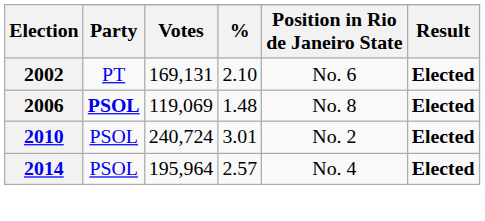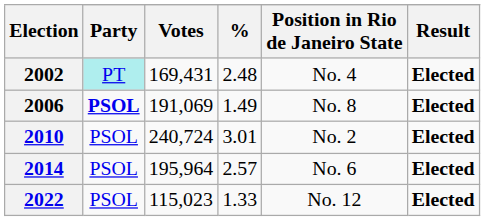(114, 74) no background -> (114, 74) paleturquoise background
(181, 74) 169,131 -> (181, 74) 169,431
(240, 74) 2.10 -> (240, 74) 2.48
(334, 74) No. 6 -> (334, 74) No. 4
(181, 105) 119,069 -> (181, 105) 191,069
(240, 105) 1.48 -> (240, 105) 1.49
(334, 168) No. 4 -> (334, 168) No. 6
+ row: (44, 199)
